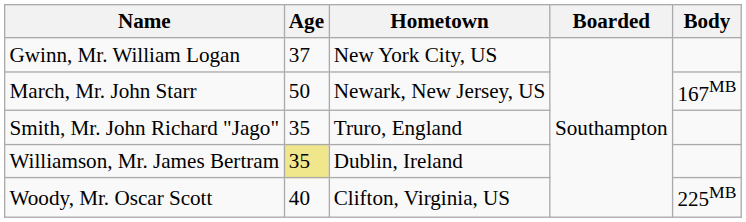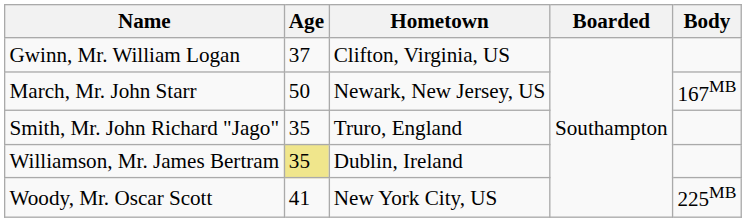(416, 54) New York City, US -> (422, 54) Clifton, Virginia, US
(299, 197) 40 -> (299, 197) 41
(422, 197) Clifton, Virginia, US -> (416, 197) New York City, US
